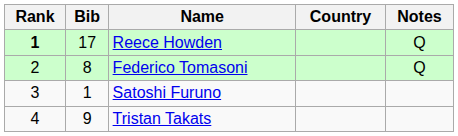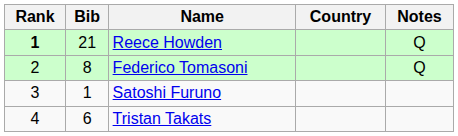(87, 42) 17 -> (87, 42) 21
(87, 118) 9 -> (87, 118) 6
